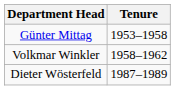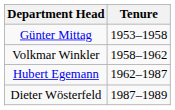+ row: (56, 74)
